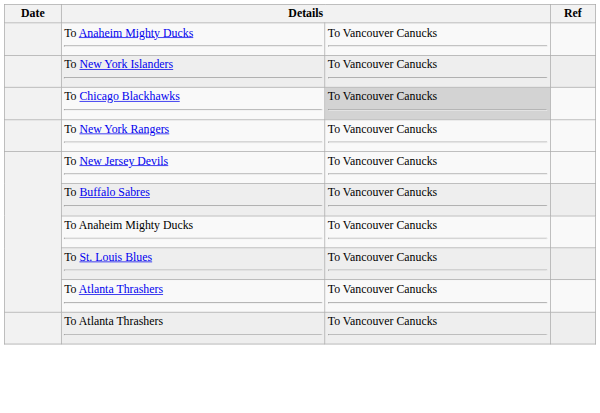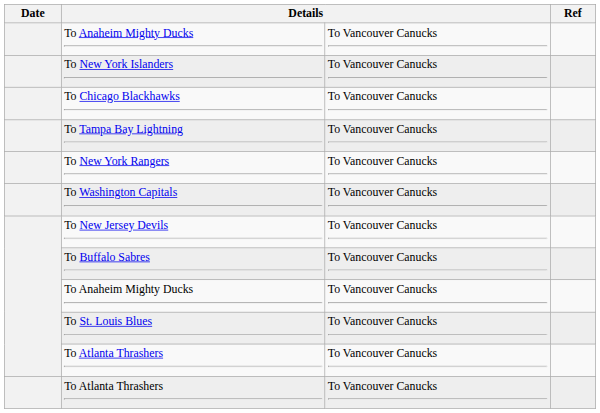(438, 100) lightgrey background -> (438, 100) no background
+ row: (33, 135)
+ row: (33, 200)
